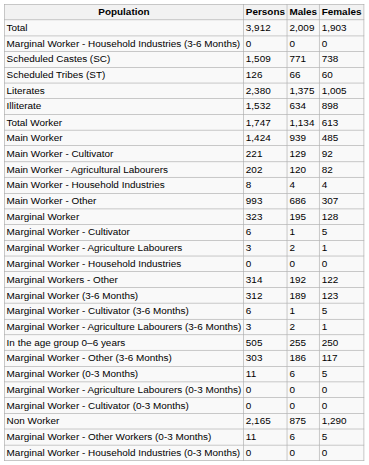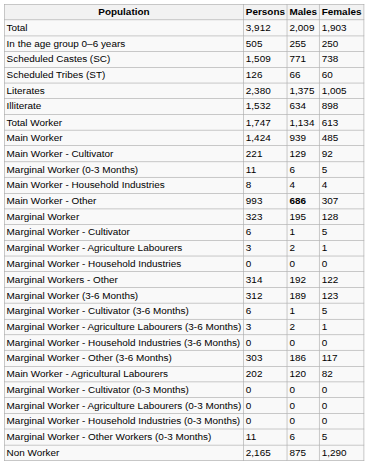rows swapped: (66, 342) <-> (123, 43)
rows swapped: (87, 169) <-> (72, 374)
(298, 201) normal -> (298, 201) bold
rows swapped: (98, 405) <-> (124, 389)
rows swapped: (123, 452) <-> (33, 421)
